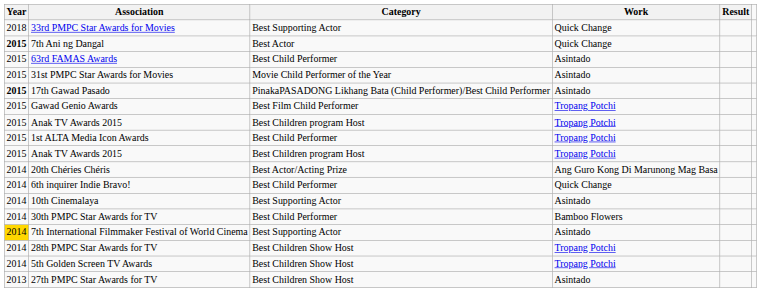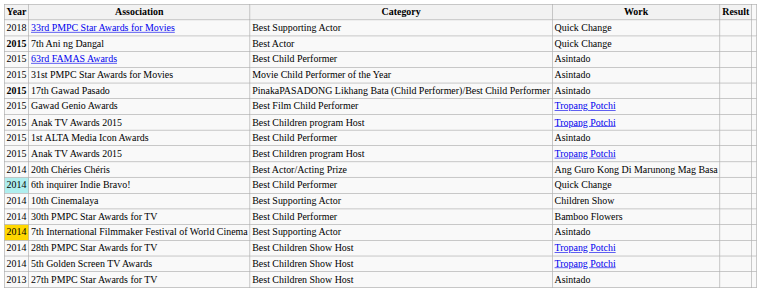(585, 138) Tropang Potchi -> (572, 138) Asintado
(17, 185) no background -> (17, 185) paleturquoise background
(572, 201) Asintado -> (584, 201) Children Show
